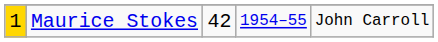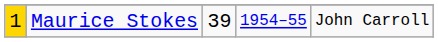(219, 21) 42 -> (219, 21) 39
